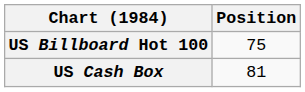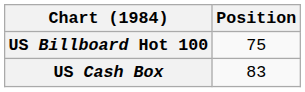(256, 72) 81 -> (256, 72) 83
